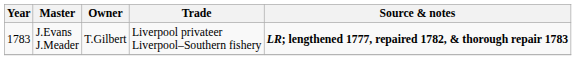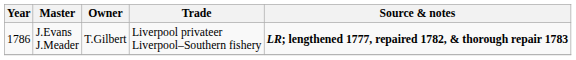(19, 38) 1783 -> (19, 38) 1786
